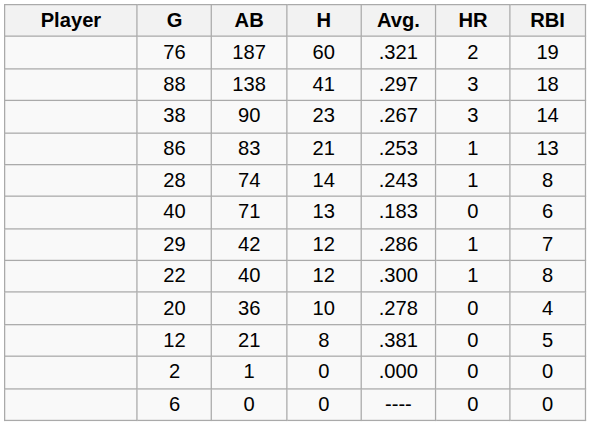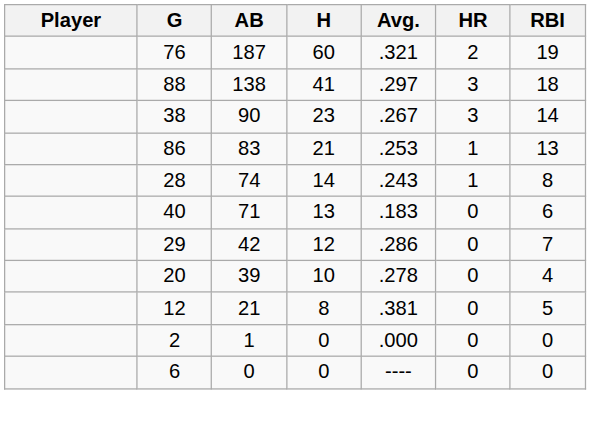(473, 244) 1 -> (473, 244) 0
- row: (175, 276)
(249, 308) 36 -> (249, 276) 39
